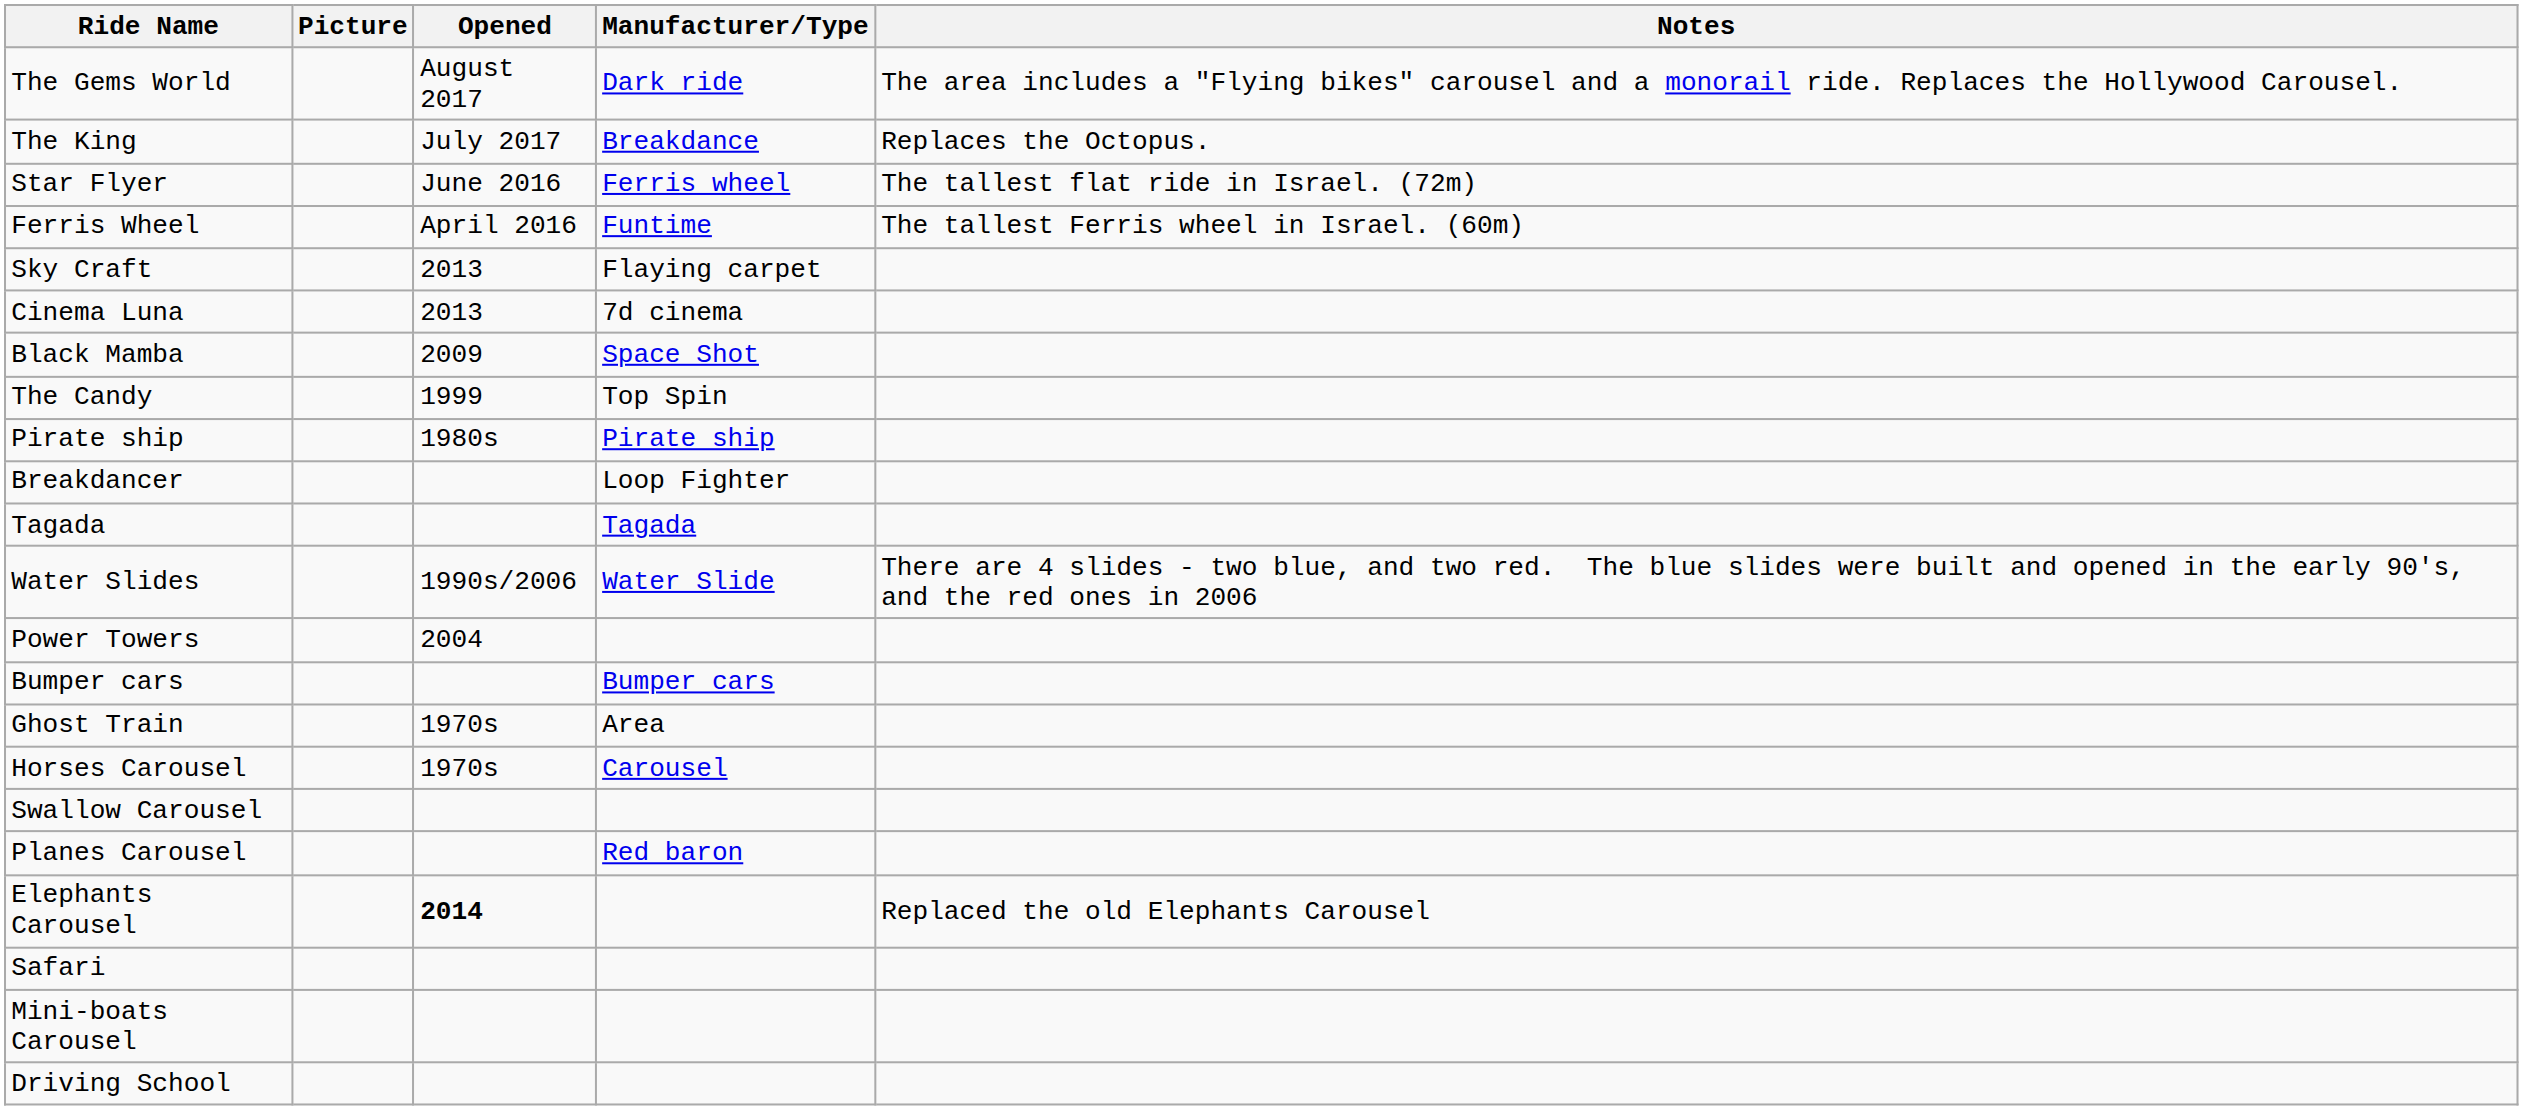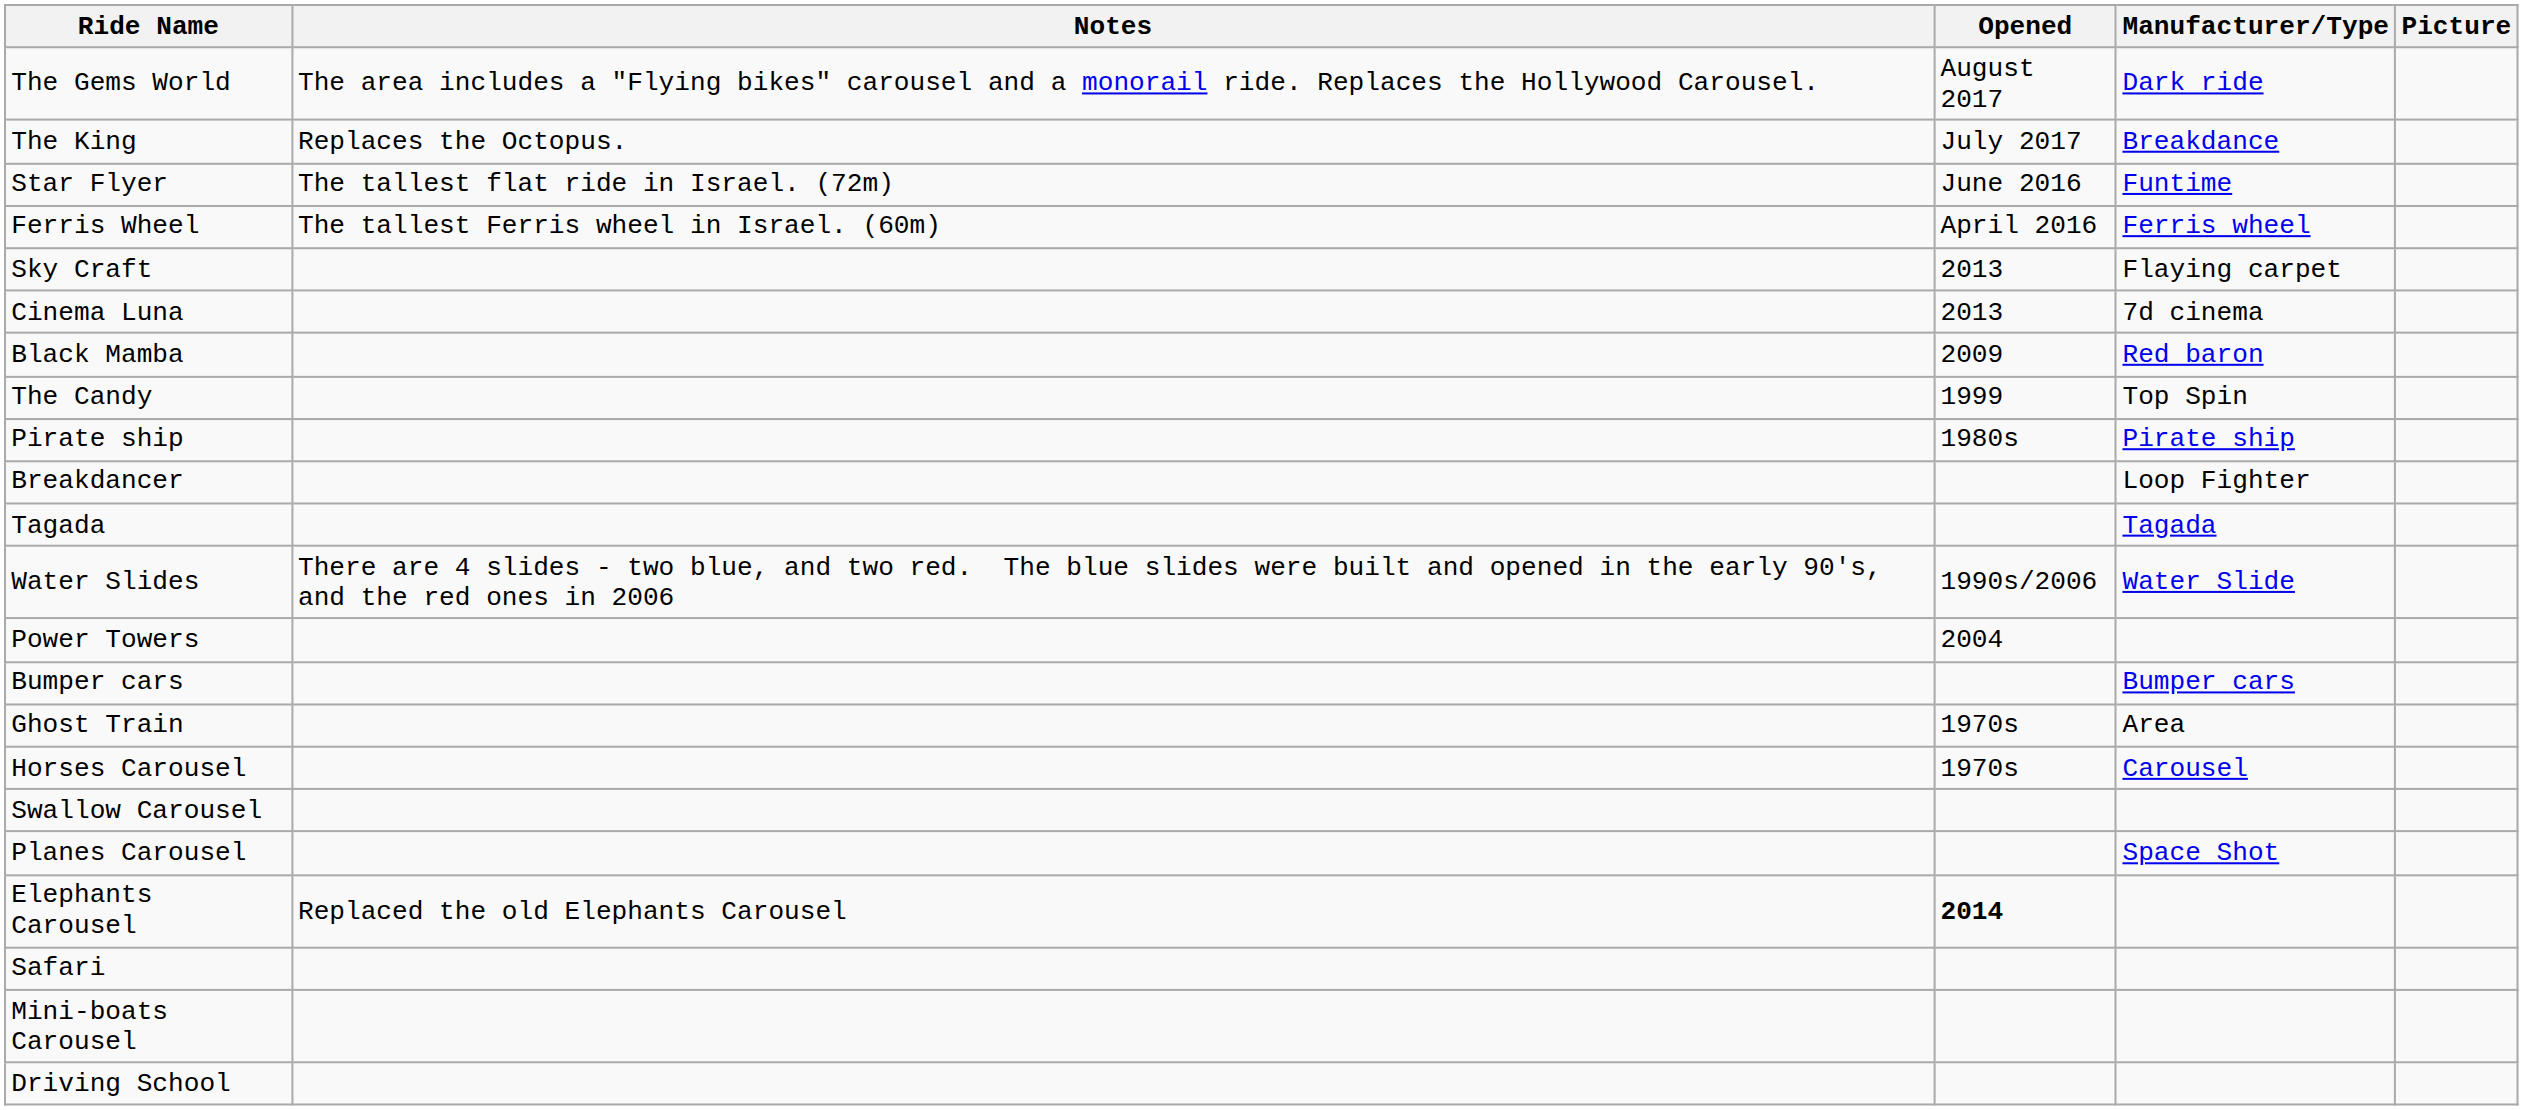columns swapped: (353, 26) <-> (1696, 26)
(696, 184) Ferris wheel -> (2177, 184) Funtime
(657, 227) Funtime -> (2217, 227) Ferris wheel
(681, 355) Space Shot -> (2193, 355) Red baron
(673, 853) Red baron -> (2201, 853) Space Shot
